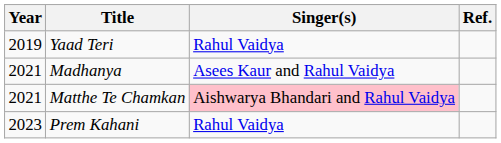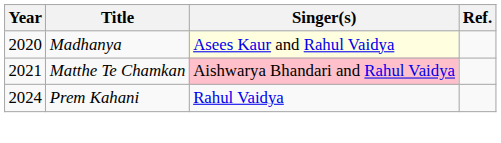- row: (82, 44)
(25, 71) 2021 -> (25, 44) 2020
(294, 71) no background -> (294, 44) lightyellow background
(25, 124) 2023 -> (25, 97) 2024
